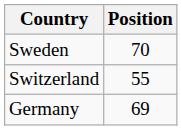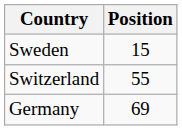(140, 49) 70 -> (140, 49) 15
